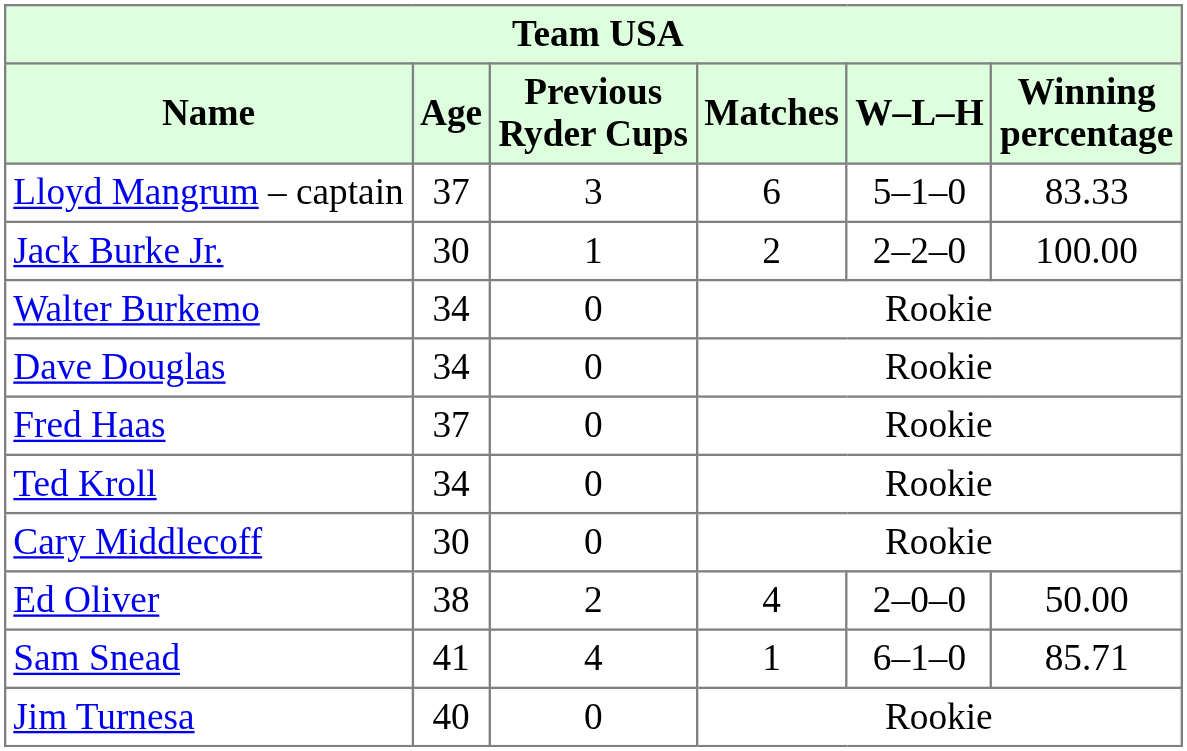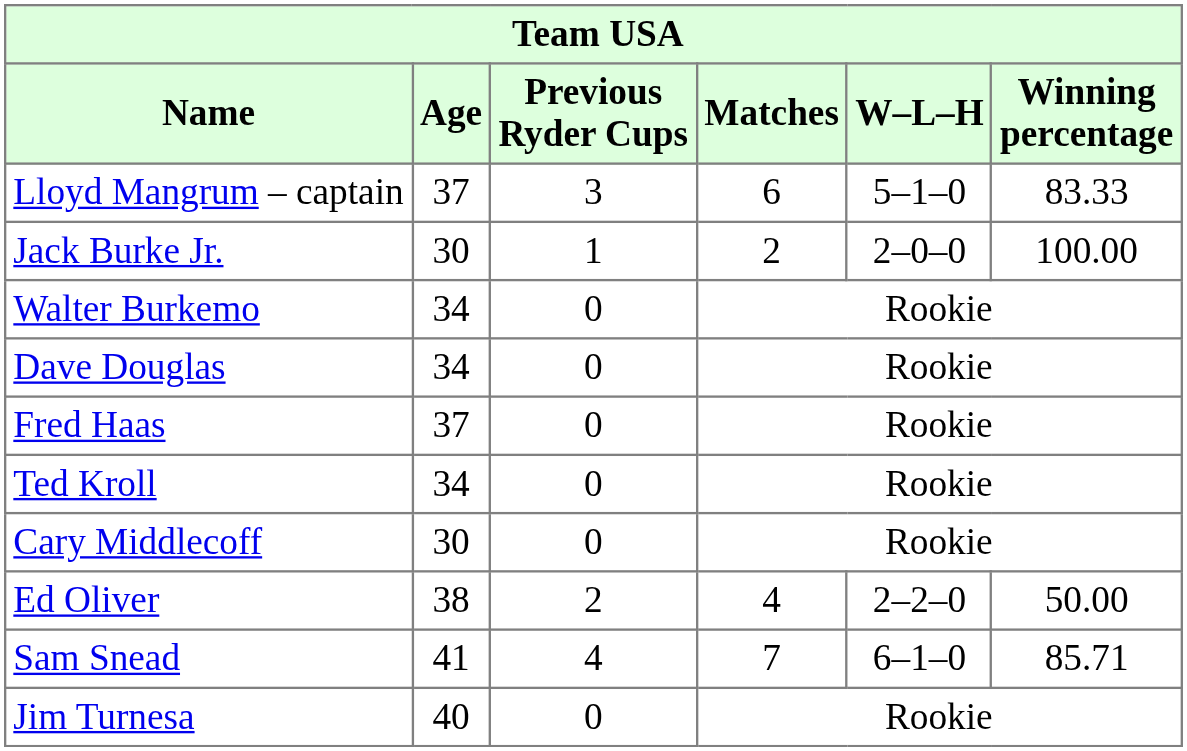(919, 250) 2–2–0 -> (919, 250) 2–0–0
(919, 599) 2–0–0 -> (919, 599) 2–2–0
(772, 658) 1 -> (772, 658) 7
